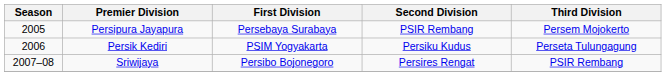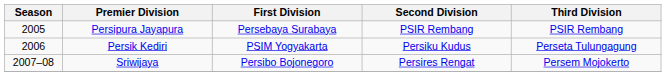(586, 29) Persem Mojokerto -> (586, 29) PSIR Rembang
(586, 63) PSIR Rembang -> (586, 63) Persem Mojokerto
